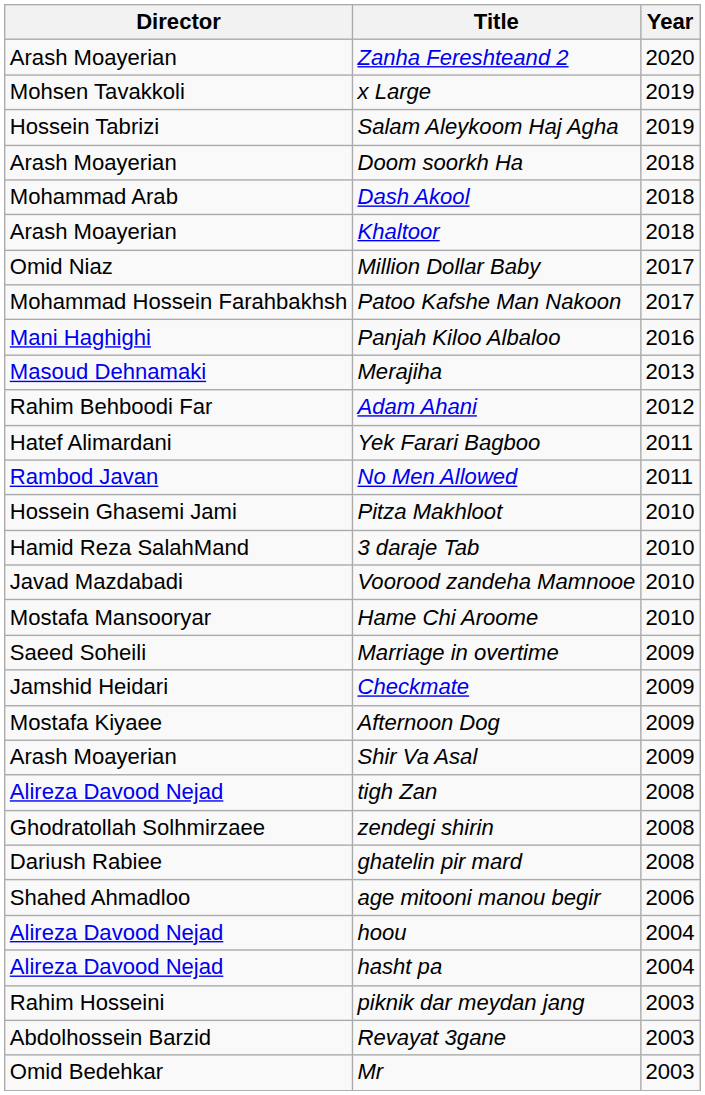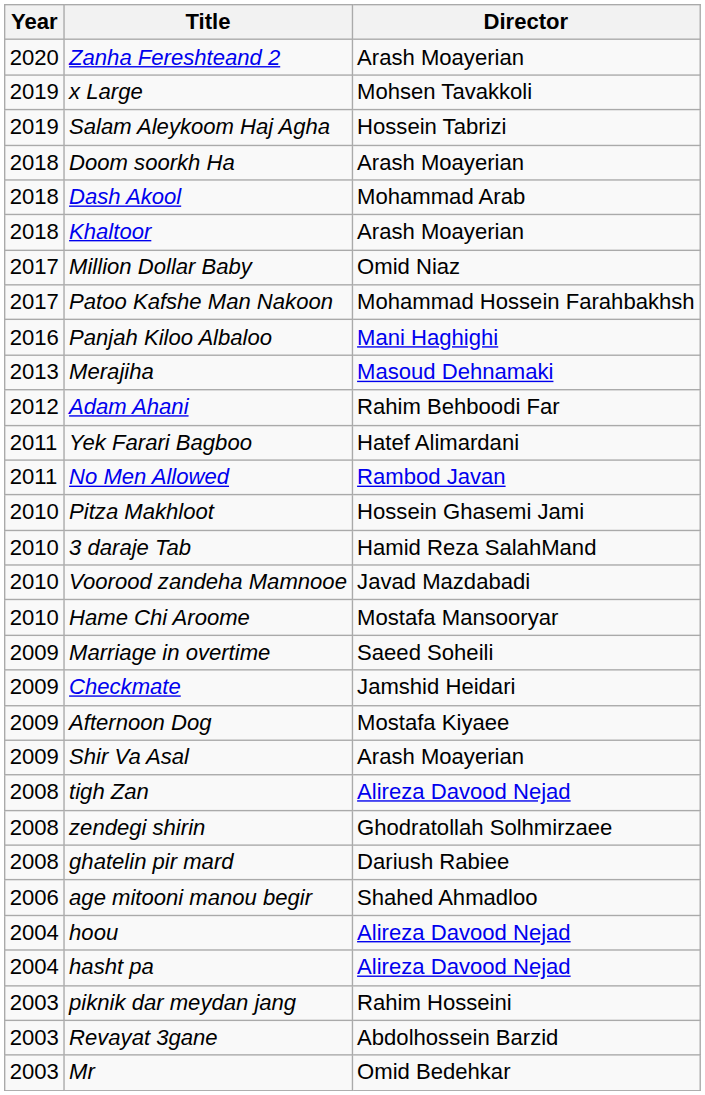columns swapped: (670, 22) <-> (179, 22)
